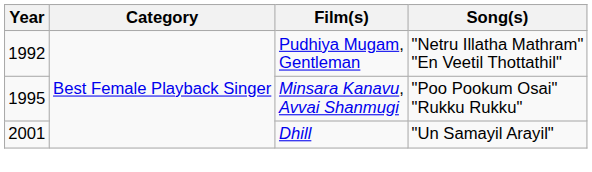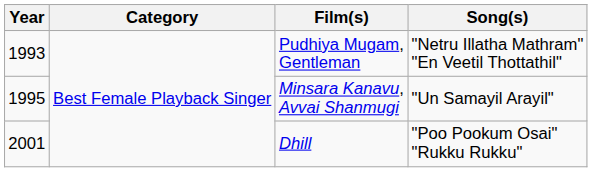(27, 53) 1992 -> (27, 53) 1993
(484, 98) "Poo Pookum Osai" "Rukku Rukku" -> (483, 98) "Un Samayil Arayil"
(483, 134) "Un Samayil Arayil" -> (484, 143) "Poo Pookum Osai" "Rukku Rukku"
